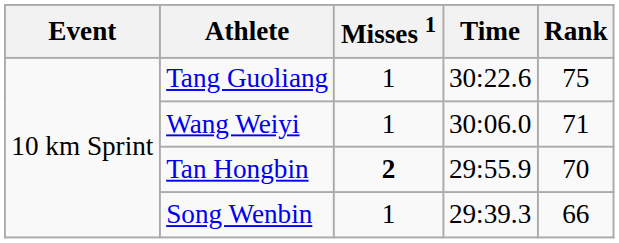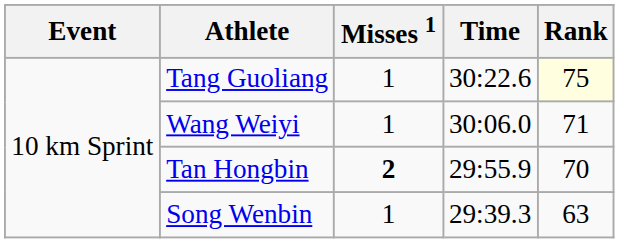(576, 79) no background -> (576, 79) lightyellow background
(576, 214) 66 -> (576, 214) 63
